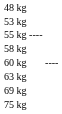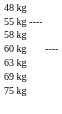- row: (15, 21)
